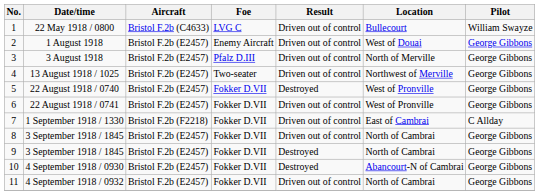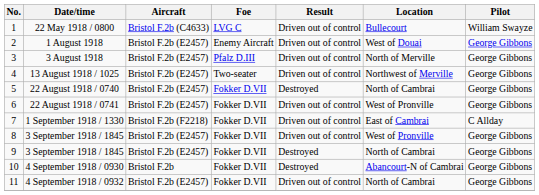(400, 89) West of Pronville -> (400, 89) North of Cambrai
(400, 136) North of Cambrai -> (400, 136) West of Pronville
(168, 167) Bristol F.2b (E2457) -> (151, 167) Bristol F.2b
